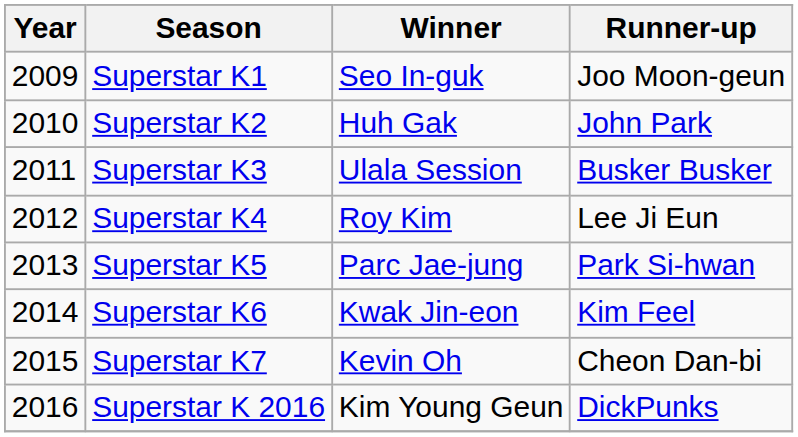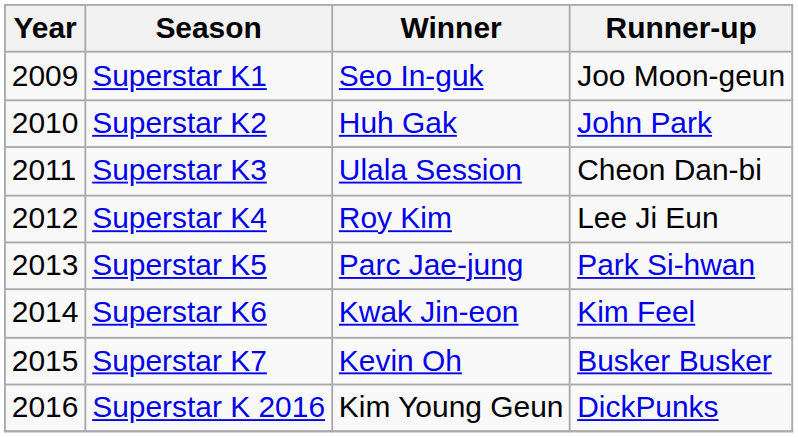(674, 170) Busker Busker -> (670, 170) Cheon Dan-bi
(670, 360) Cheon Dan-bi -> (674, 360) Busker Busker
